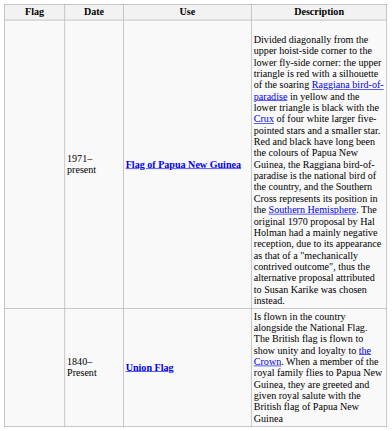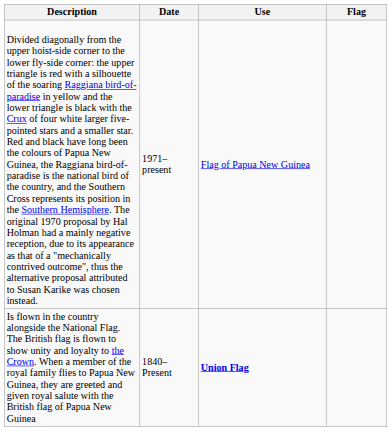columns swapped: (35, 12) <-> (319, 12)
(183, 164) bold -> (255, 164) normal
